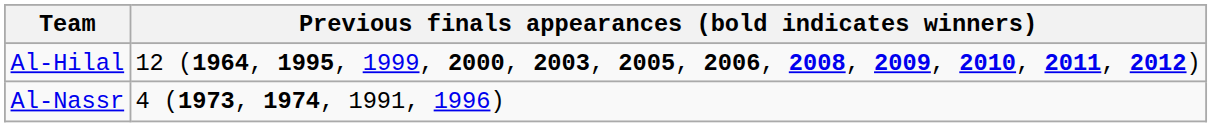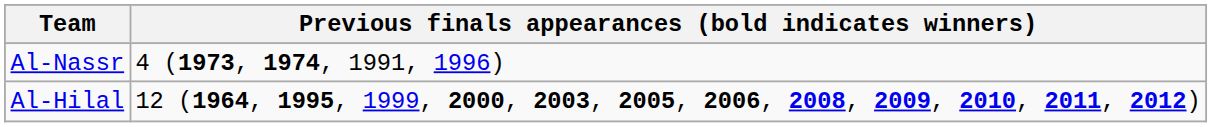rows swapped: (67, 63) <-> (67, 101)
